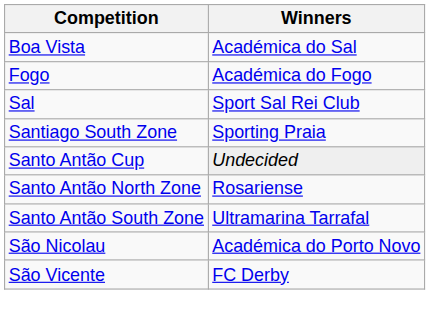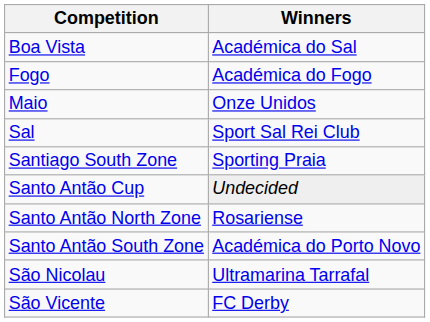+ row: (28, 103)
(291, 217) Ultramarina Tarrafal -> (316, 246) Académica do Porto Novo
(316, 246) Académica do Porto Novo -> (291, 274) Ultramarina Tarrafal
